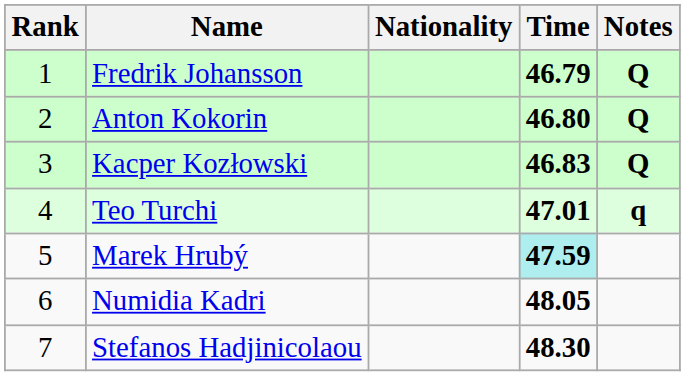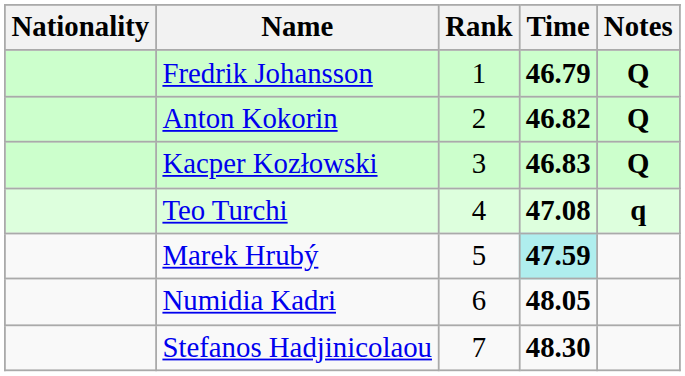columns swapped: (45, 27) <-> (444, 27)
(558, 118) 46.80 -> (558, 118) 46.82
(558, 210) 47.01 -> (558, 210) 47.08
